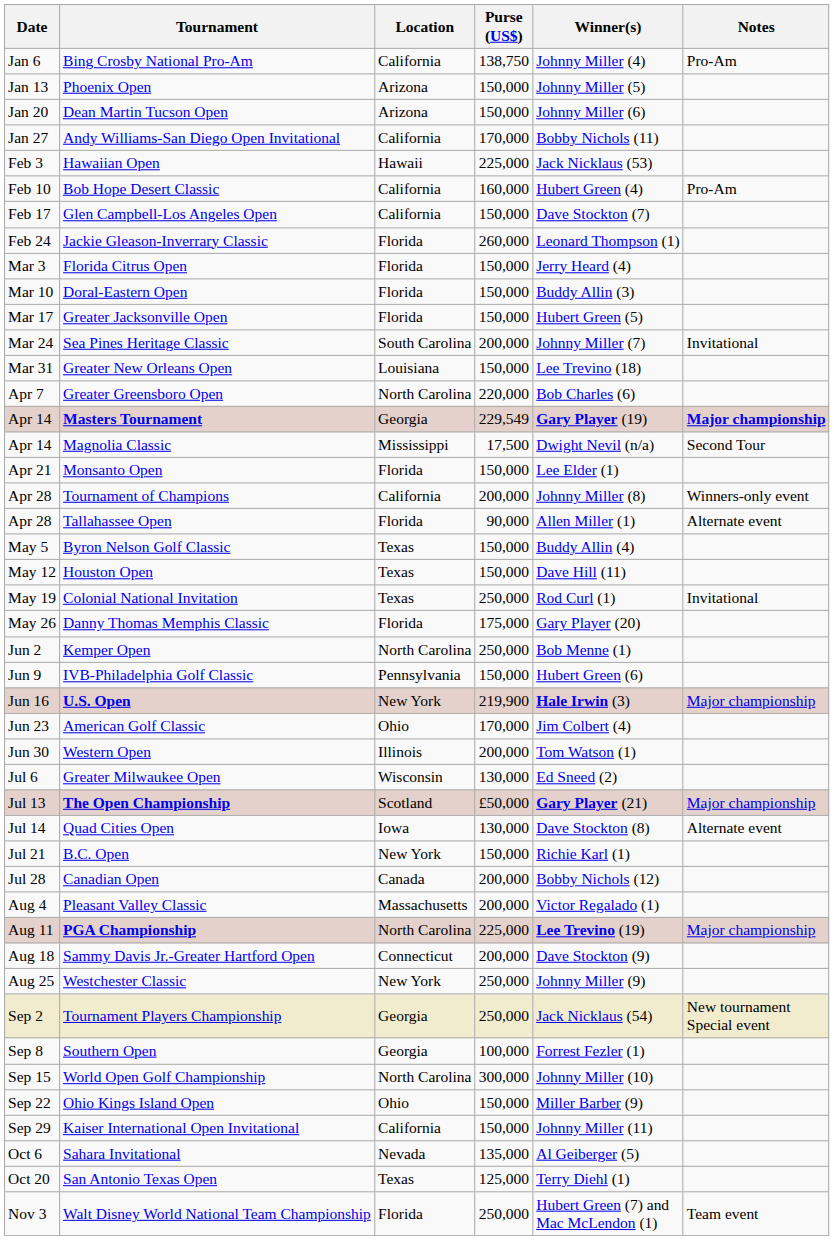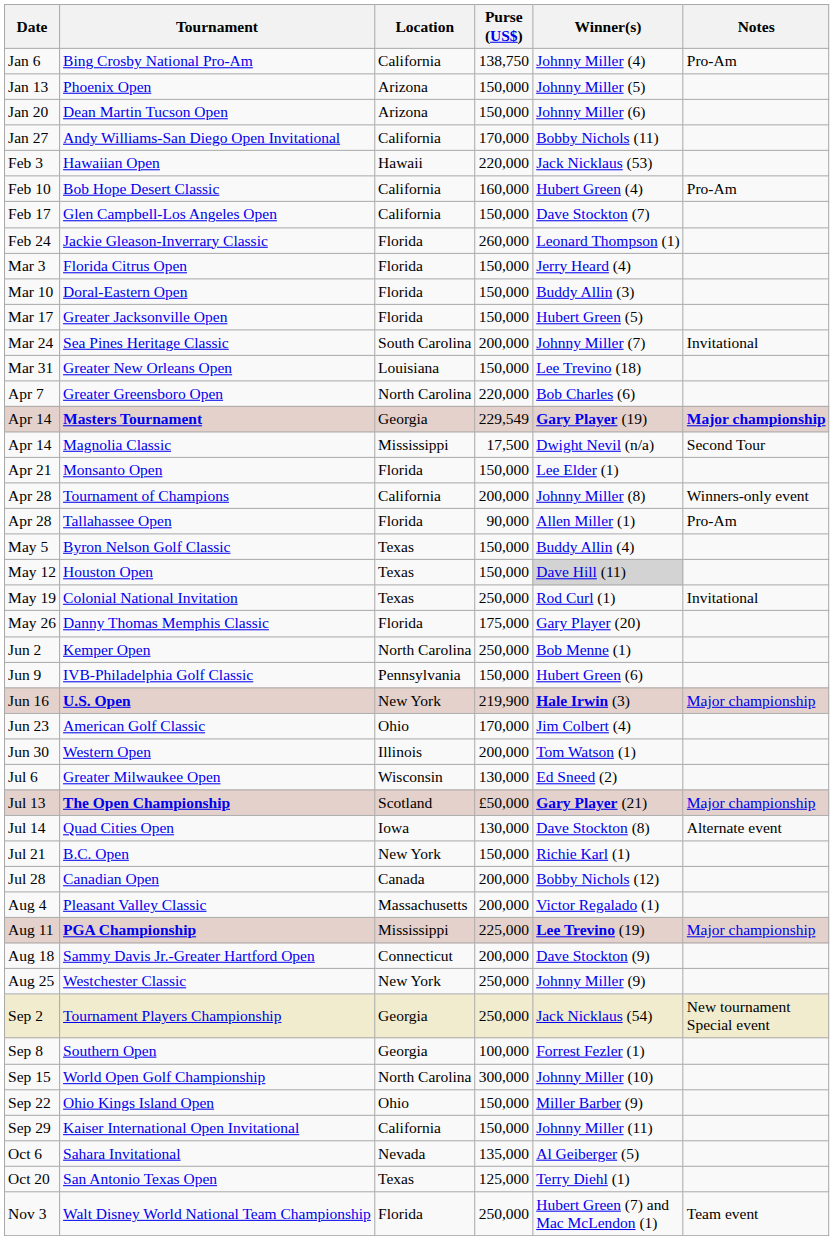(504, 163) 225,000 -> (504, 163) 220,000
(734, 521) Alternate event -> (712, 521) Pro-Am
(581, 572) no background -> (581, 572) lightgrey background
(425, 930) North Carolina -> (413, 930) Mississippi
